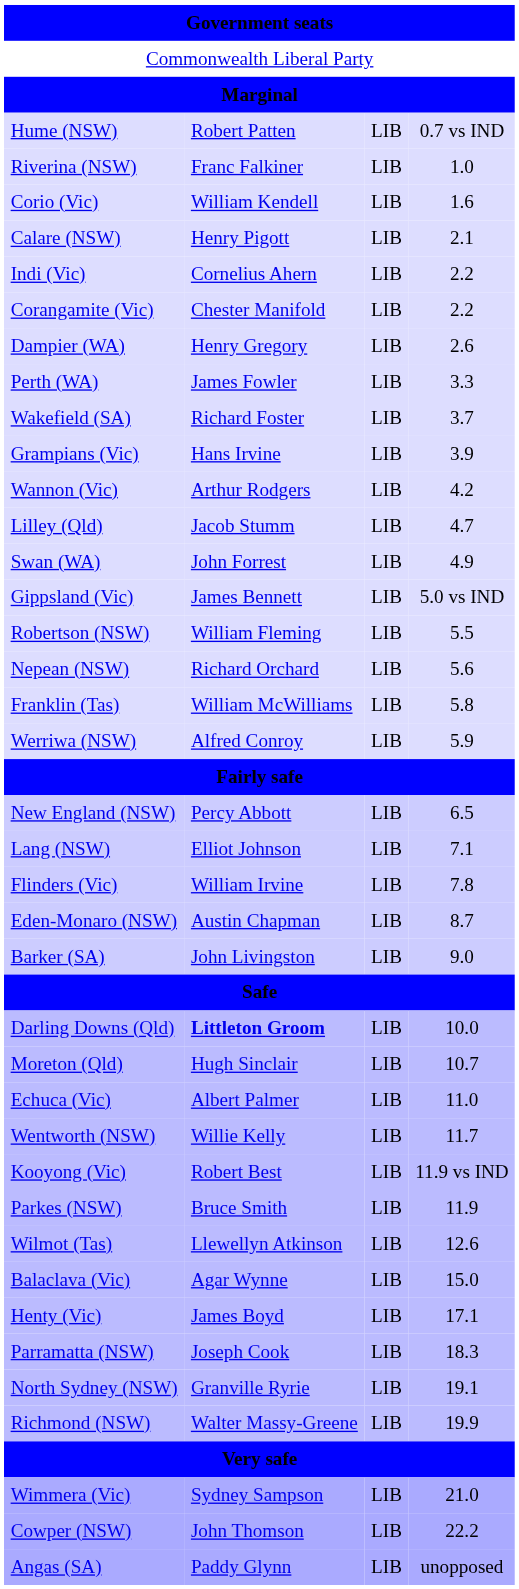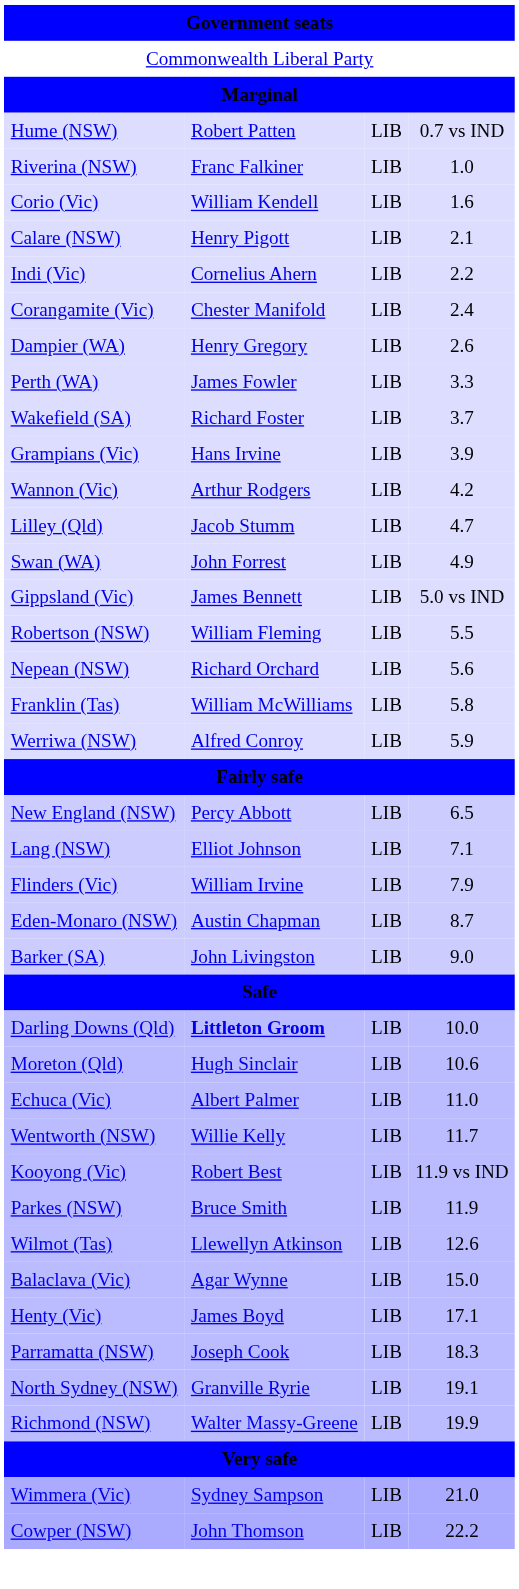(462, 309) 2.2 -> (462, 309) 2.4
(462, 884) 7.8 -> (462, 884) 7.9
(462, 1063) 10.7 -> (462, 1063) 10.6
- row: (56, 1566)
